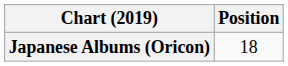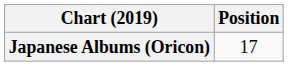(249, 46) 18 -> (249, 46) 17
